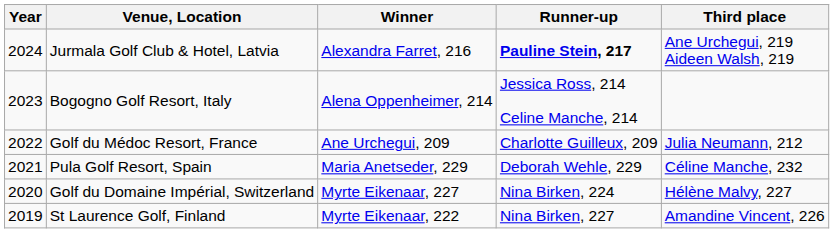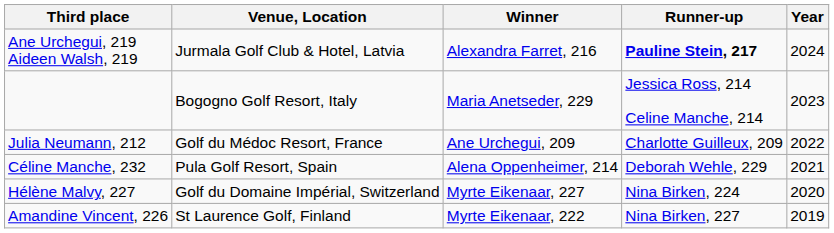columns swapped: (25, 17) <-> (745, 17)
(407, 101) Alena Oppenheimer, 214 -> (520, 101) Maria Anetseder, 229
(395, 167) Maria Anetseder, 229 -> (532, 167) Alena Oppenheimer, 214
